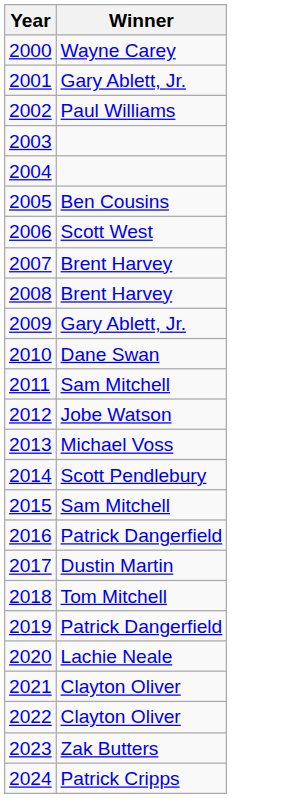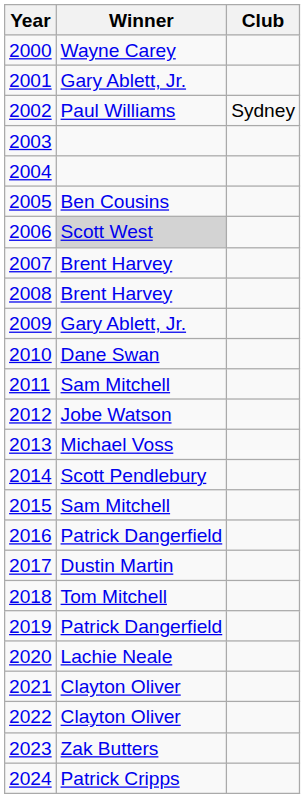+ column: (263, 20)
(107, 232) no background -> (107, 232) lightgrey background
